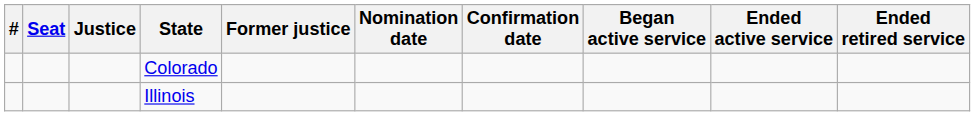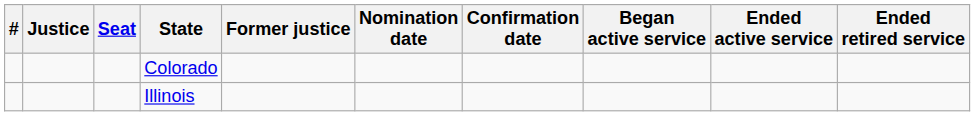columns swapped: (105, 29) <-> (46, 29)
